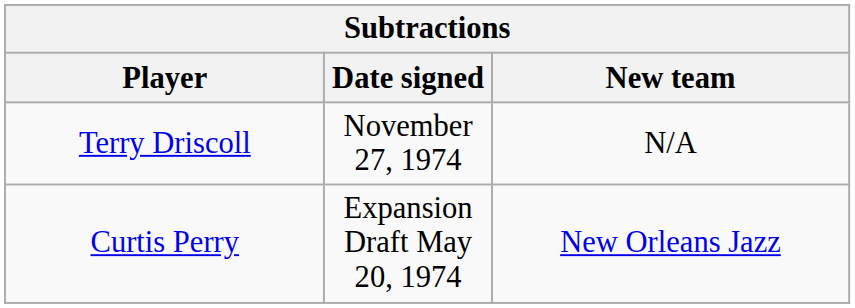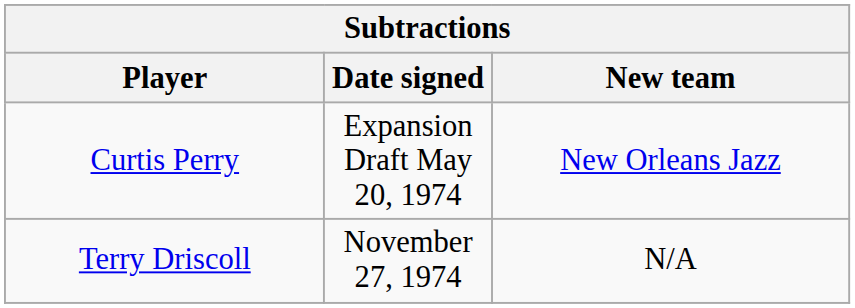rows swapped: (165, 242) <-> (165, 142)
